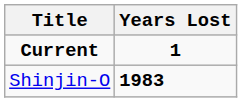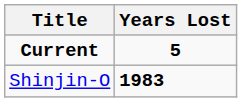(175, 50) 1 -> (175, 50) 5
